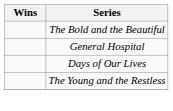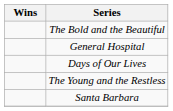+ row: (107, 98)
